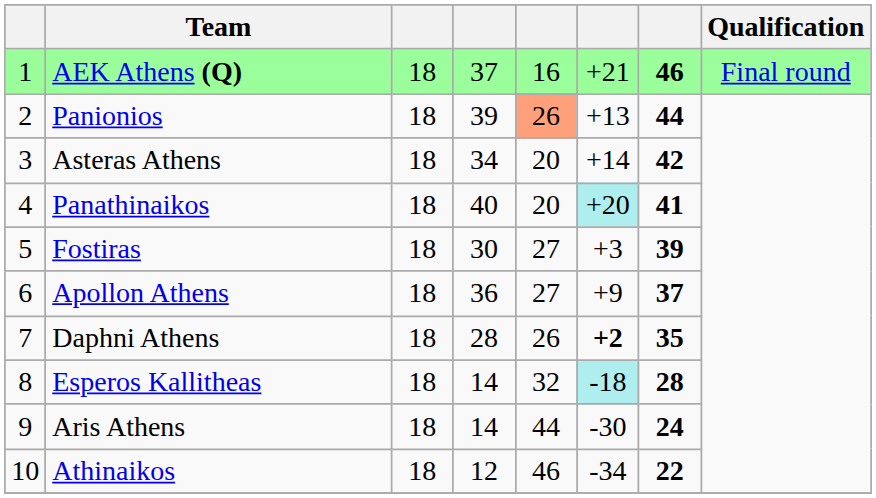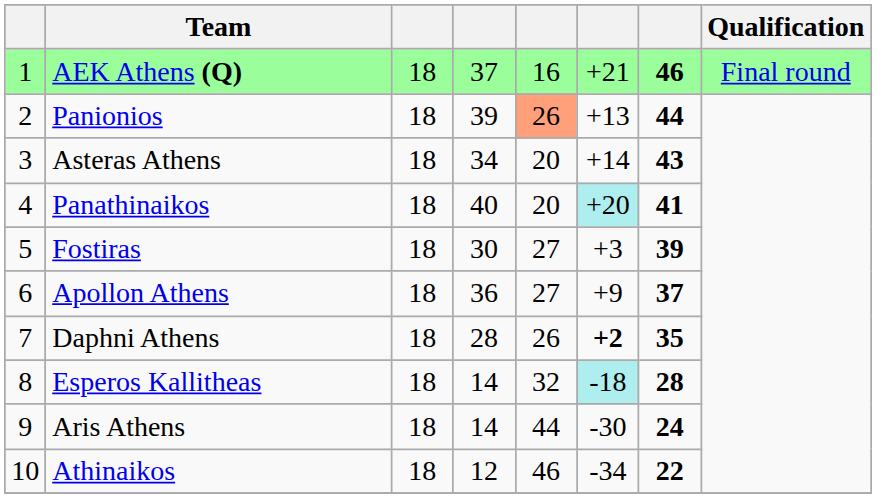(670, 159) 42 -> (670, 159) 43
